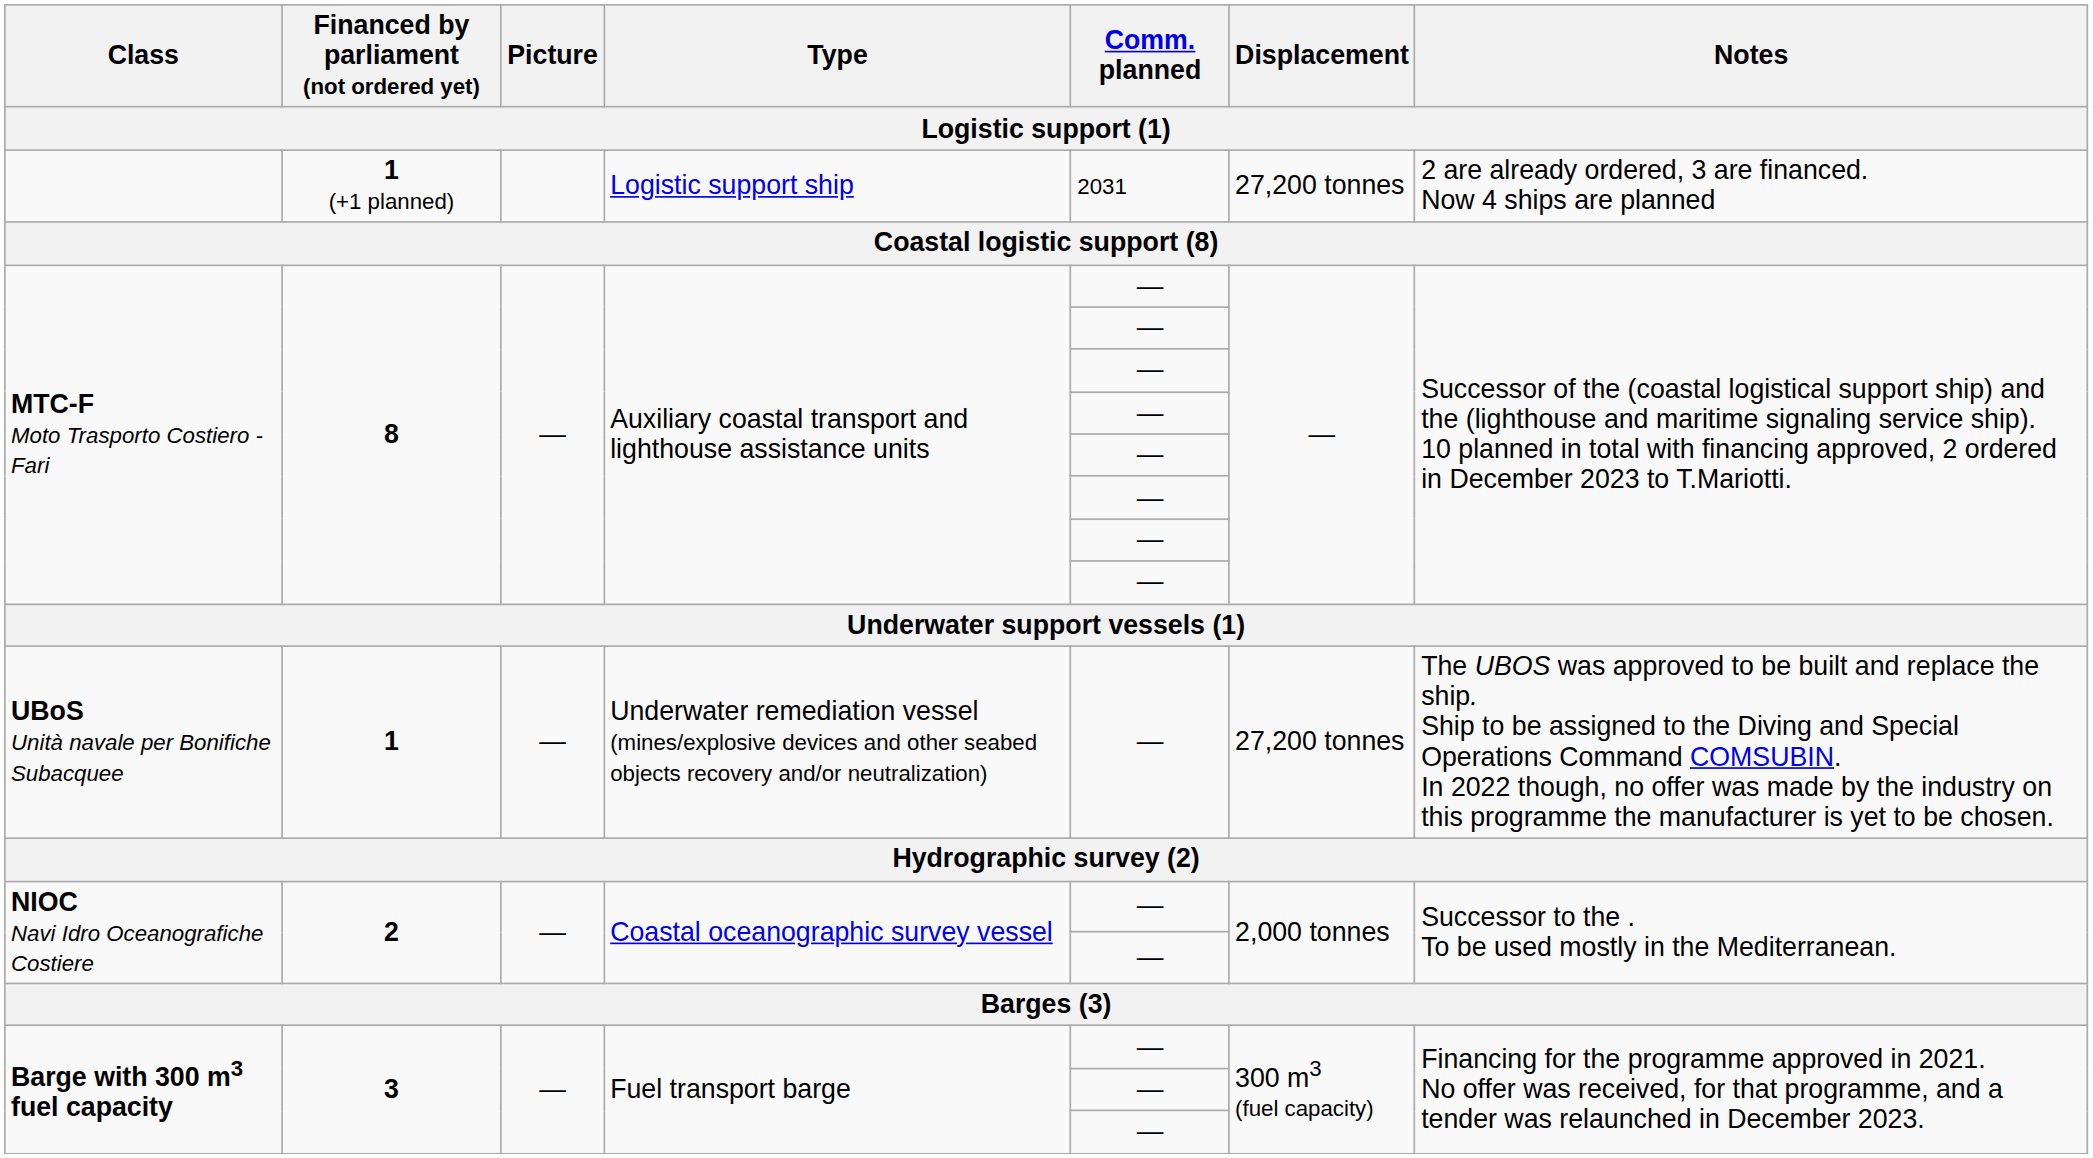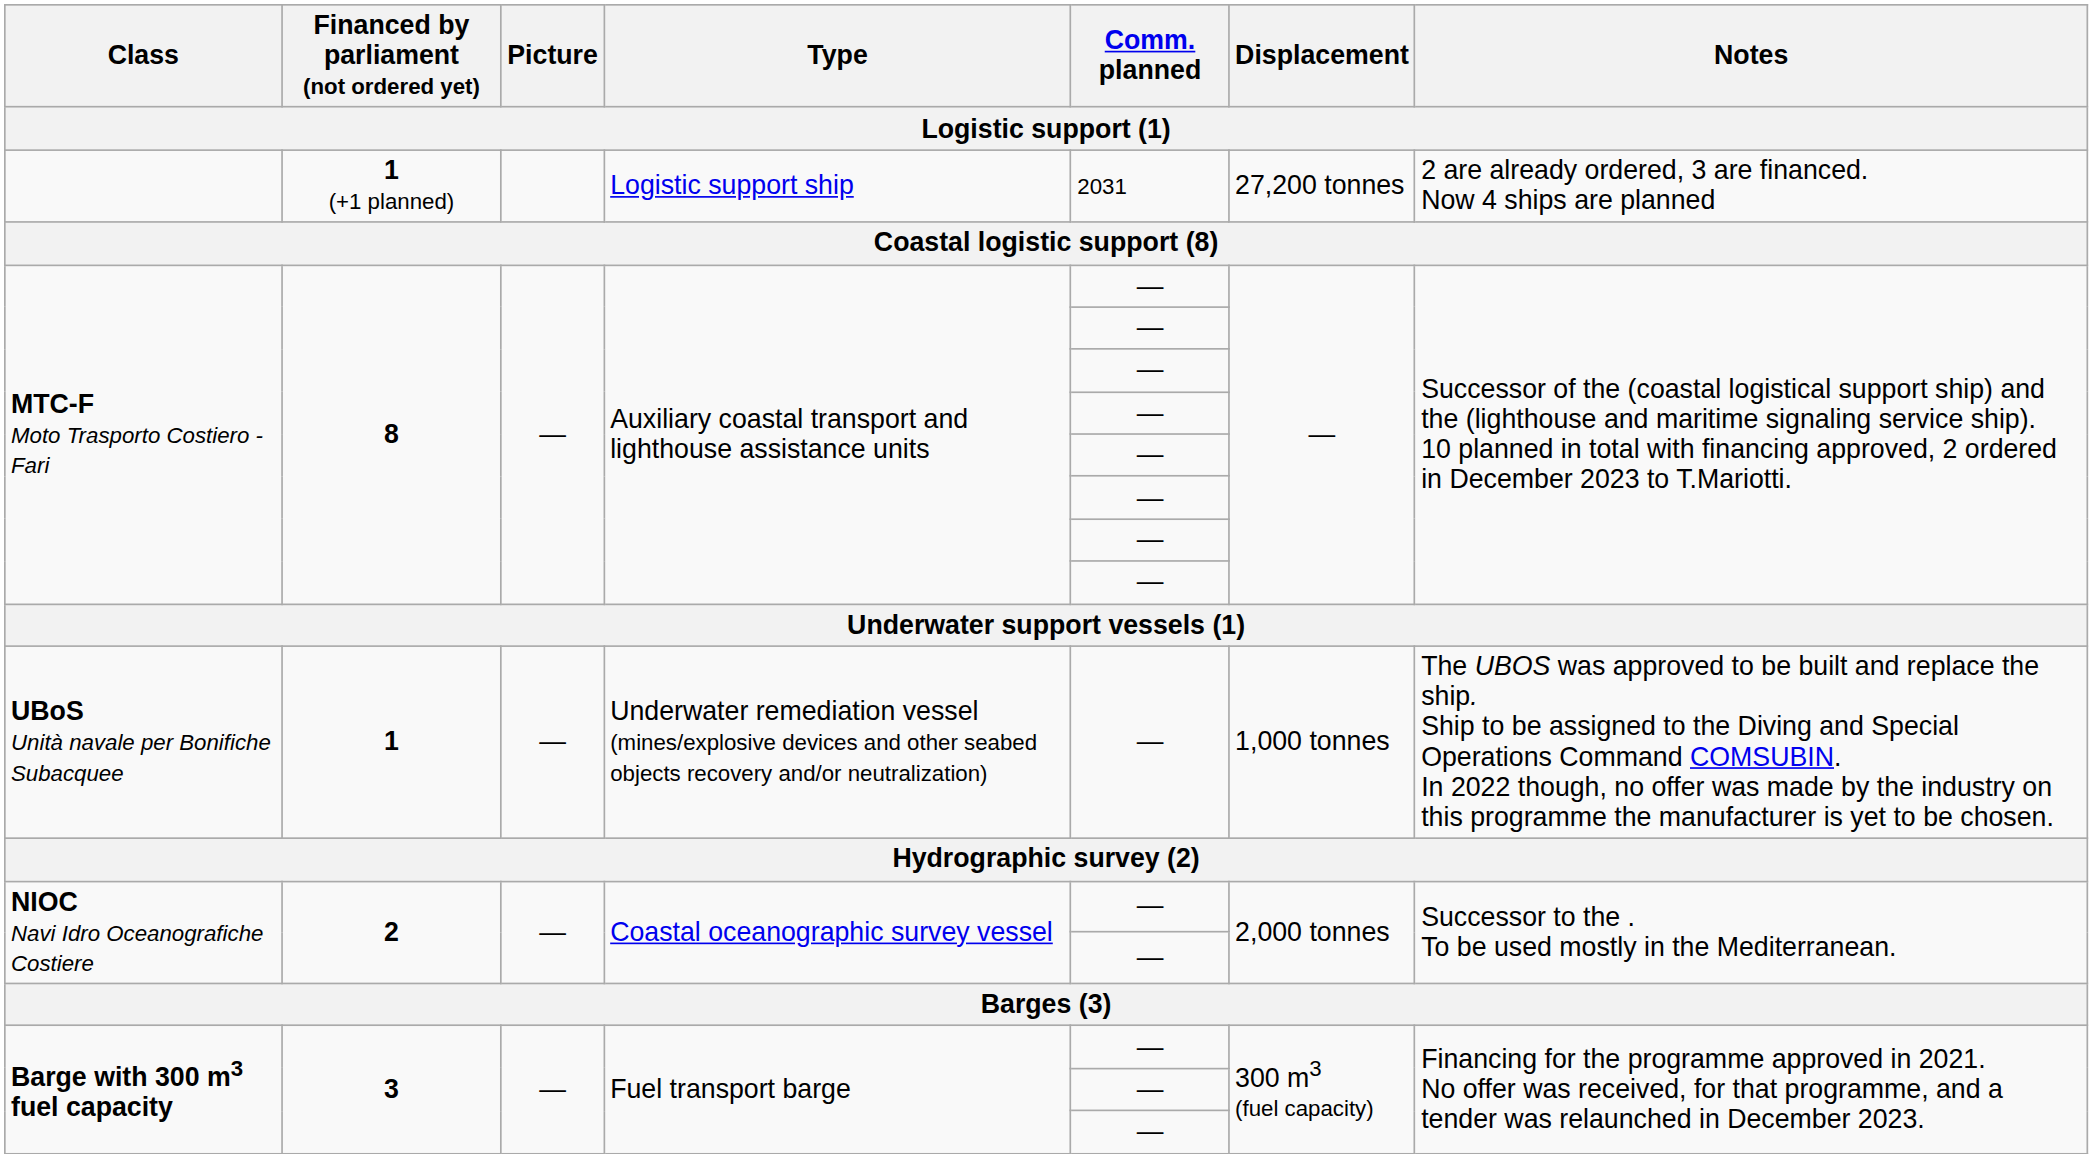(1320, 741) 27,200 tonnes -> (1312, 741) 1,000 tonnes
